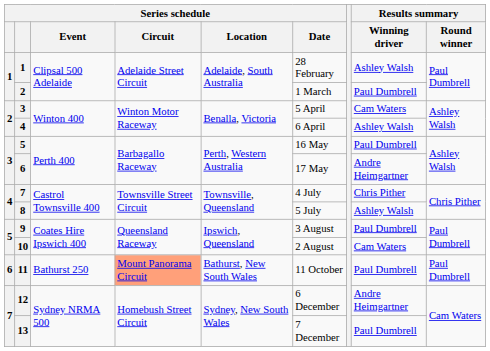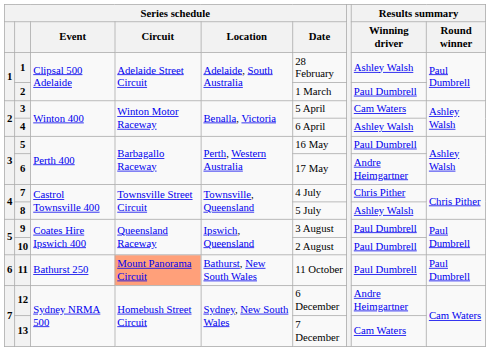(380, 245) Cam Waters -> (385, 245) Paul Dumbrell
(385, 330) Paul Dumbrell -> (380, 330) Cam Waters
